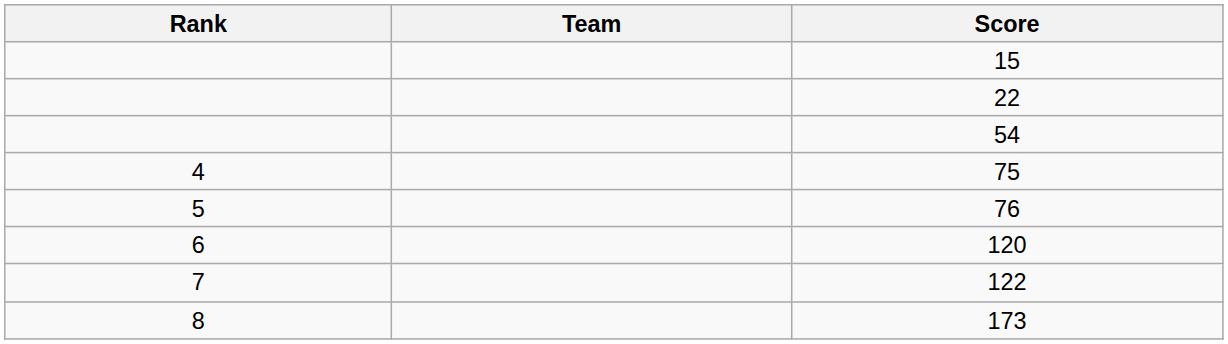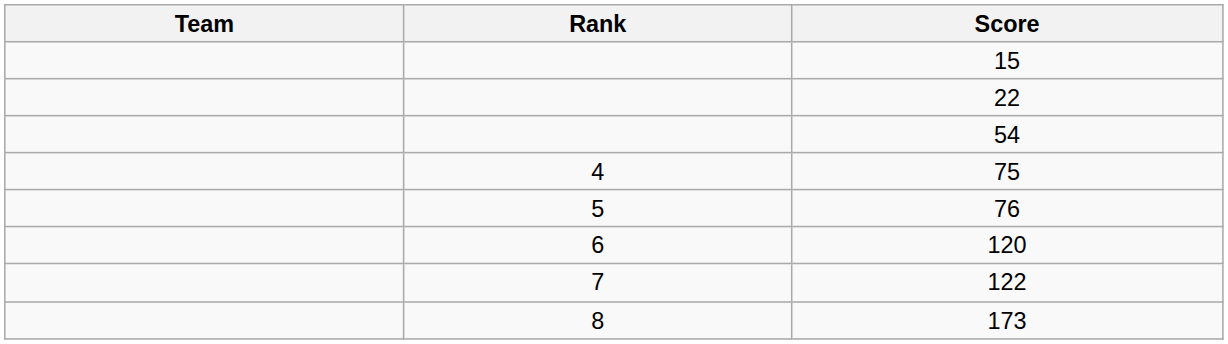columns swapped: (198, 23) <-> (592, 23)
